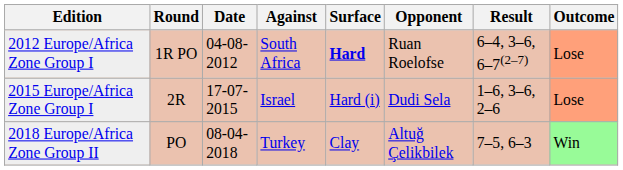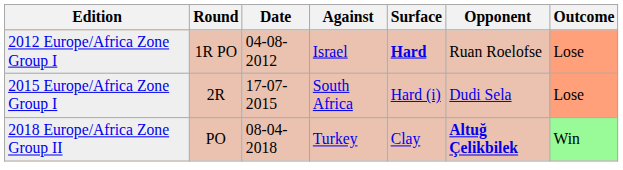- column: (511, 16)
(280, 53) South Africa -> (330, 51) Israel
(278, 99) Israel -> (333, 94) South Africa
(421, 142) normal -> (484, 138) bold
